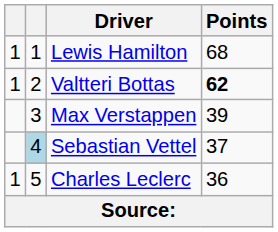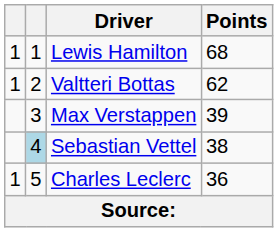(217, 84) bold -> (217, 84) normal
(217, 147) 37 -> (217, 147) 38
